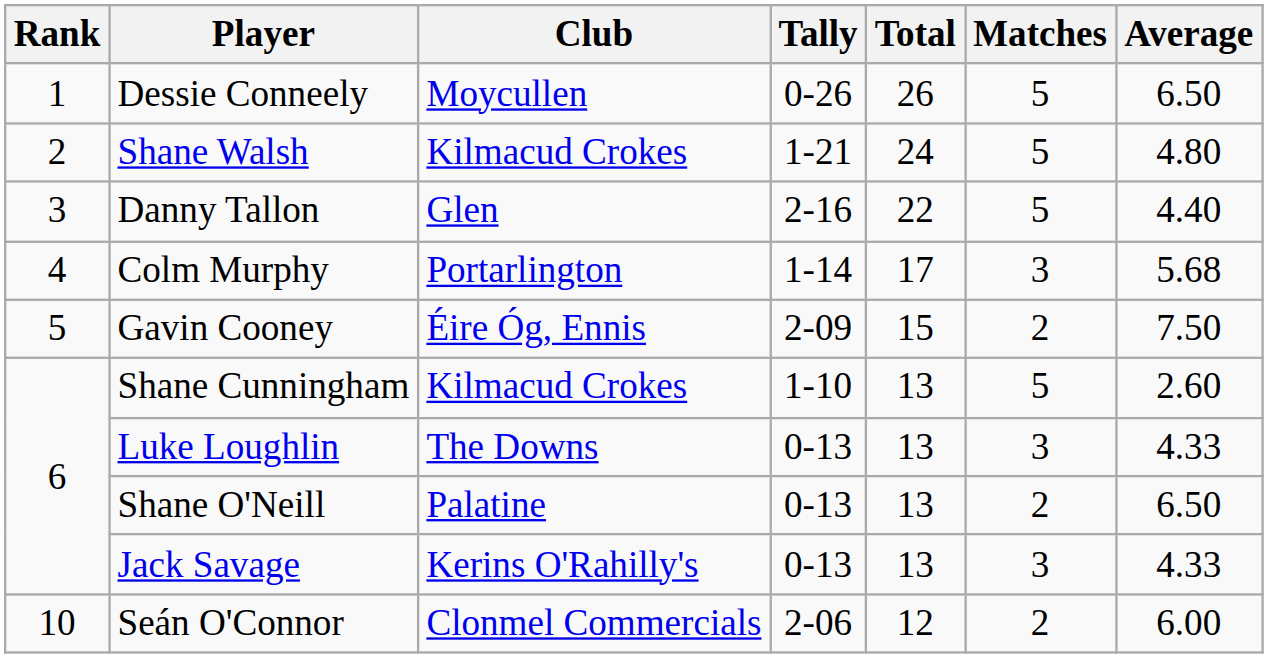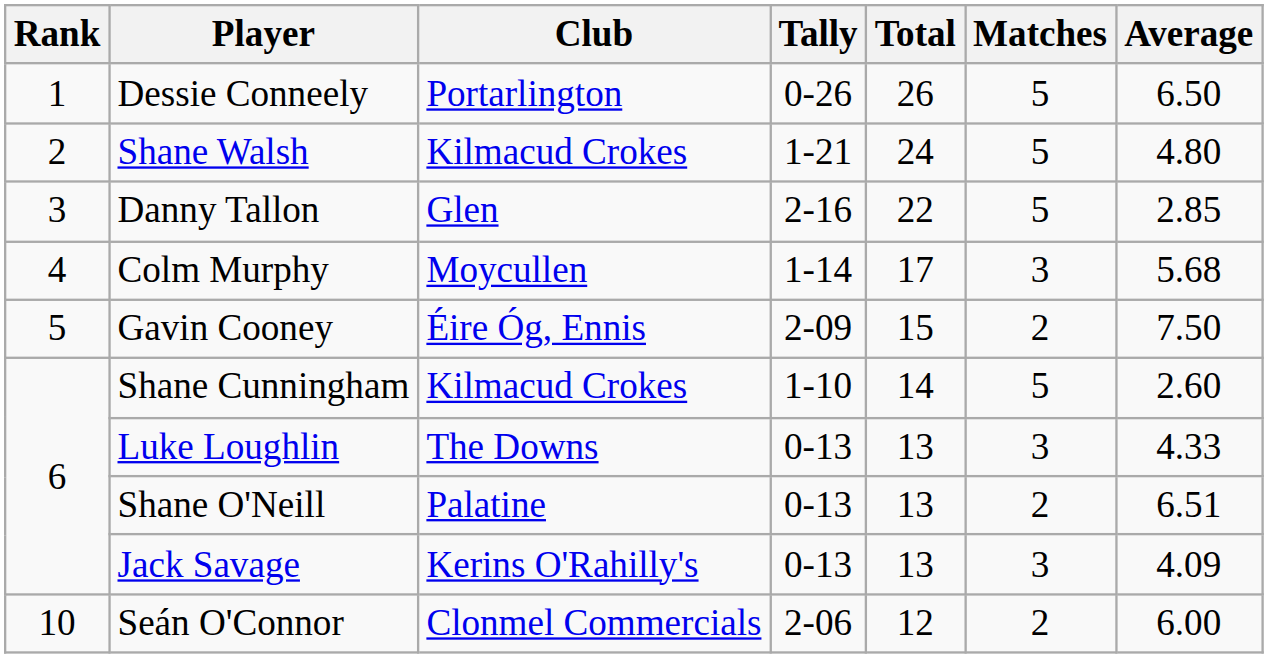(507, 92) Moycullen -> (524, 92) Portarlington
(1189, 210) 4.40 -> (1189, 210) 2.85
(524, 269) Portarlington -> (507, 269) Moycullen
(915, 387) 13 -> (915, 387) 14
(1189, 504) 6.50 -> (1189, 504) 6.51
(1189, 563) 4.33 -> (1189, 563) 4.09
